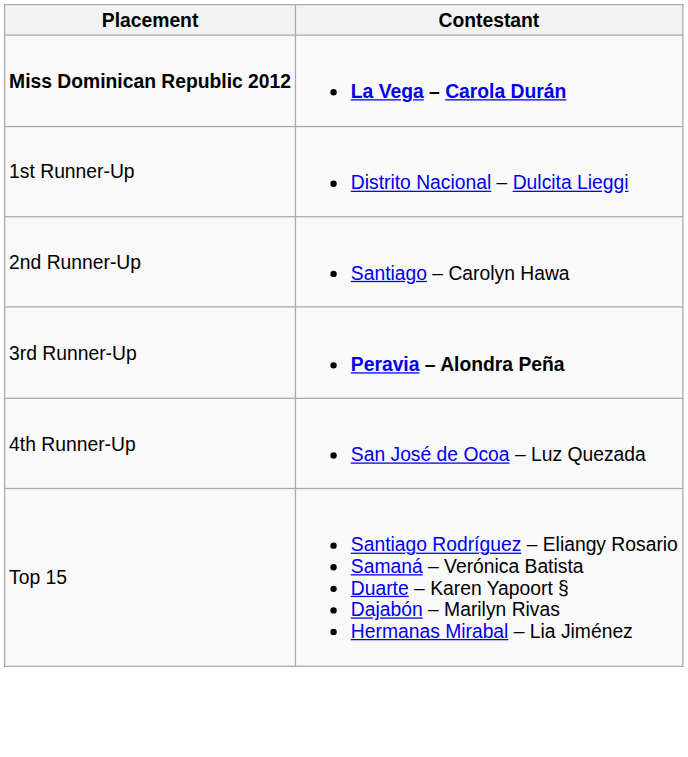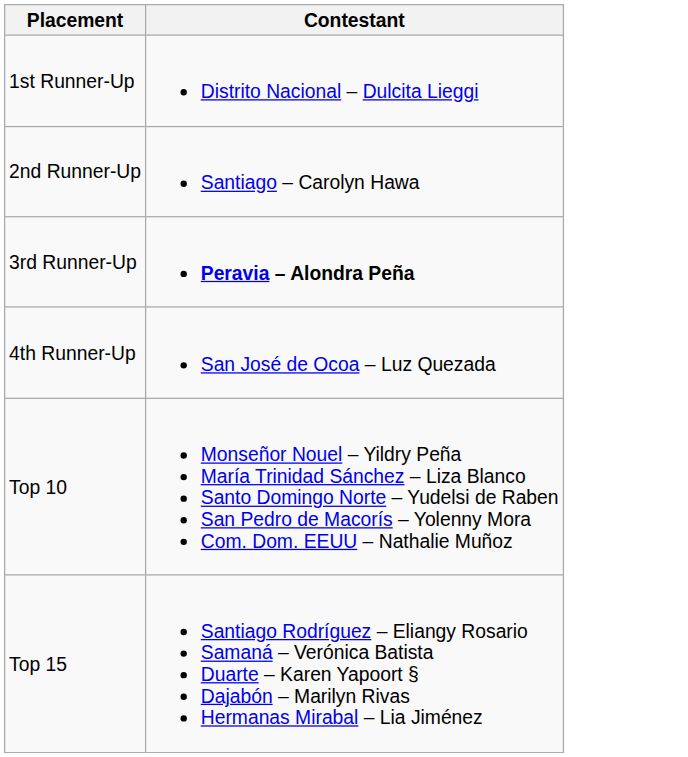- row: (150, 81)
+ row: (38, 487)
